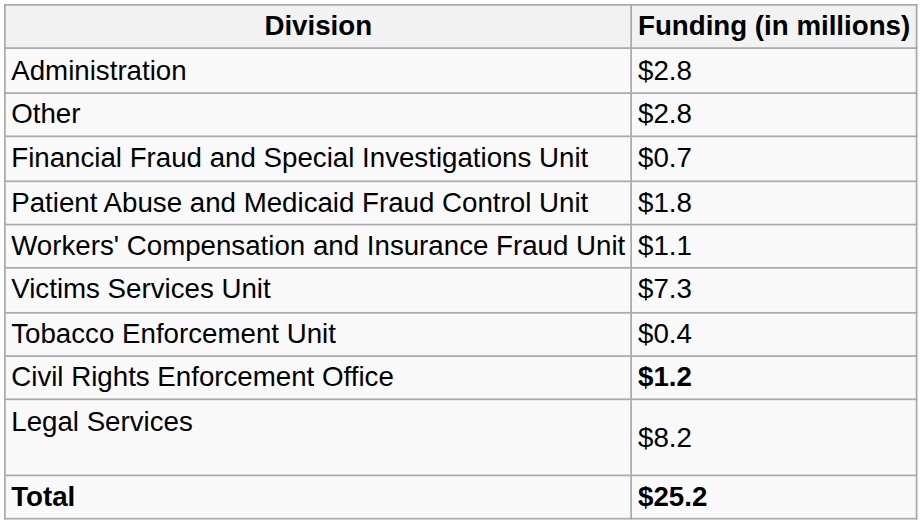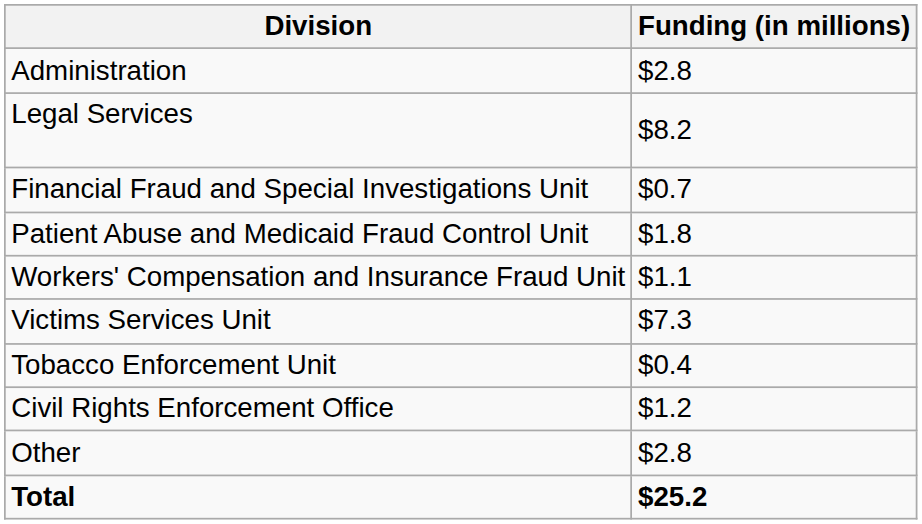rows swapped: (102, 421) <-> (46, 114)
(665, 377) bold -> (665, 408) normal
